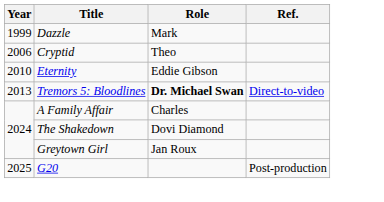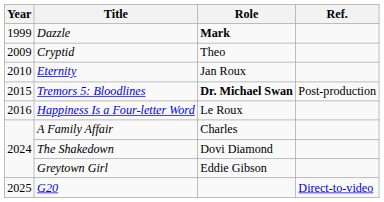(164, 33) normal -> (215, 33) bold
(19, 52) 2006 -> (19, 52) 2009
(184, 71) Eddie Gibson -> (223, 71) Jan Roux
(19, 91) 2013 -> (19, 91) 2015
(287, 91) Direct-to-video -> (337, 91) Post-production
+ row: (116, 110)
(174, 149) Jan Roux -> (234, 168) Eddie Gibson
(288, 168) Post-production -> (336, 187) Direct-to-video
